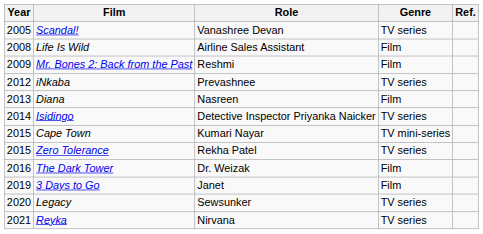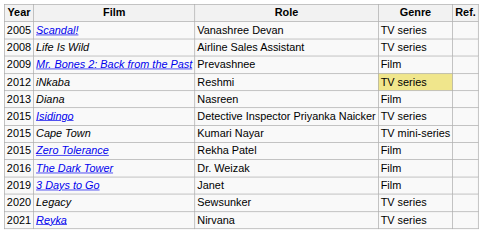(391, 47) Film -> (404, 47) TV series
(216, 64) Reshmi -> (226, 64) Prevashnee
(226, 82) Prevashnee -> (216, 82) Reshmi
(404, 82) no background -> (404, 82) khaki background
(19, 116) 2014 -> (19, 116) 2015
(404, 151) TV series -> (391, 151) Film
